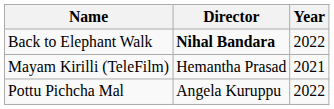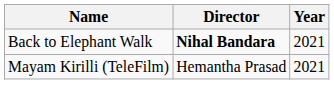(309, 41) 2022 -> (309, 41) 2021
- row: (66, 91)
